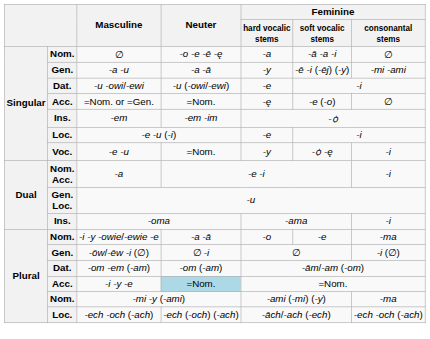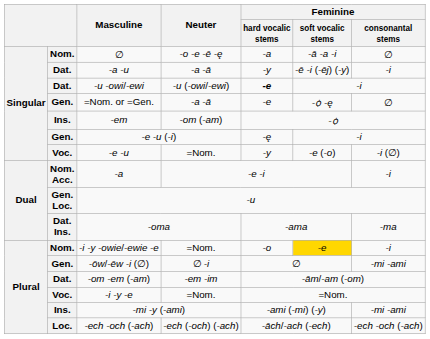(62, 70) Gen. -> (62, 70) Dat.
(388, 70) -mi -ami -> (388, 70) -i
(267, 85) normal -> (267, 85) bold
(62, 101) Acc. -> (62, 102) Gen.
(201, 101) =Nom. -> (201, 102) -a -ā
(267, 101) -ę -> (267, 102) -e
(322, 101) -e (-o) -> (322, 103) -ꟁ -ę
(201, 118) -em -im -> (201, 120) -om (-am)
(62, 135) Loc. -> (62, 137) Gen.
(267, 135) -e -> (267, 137) -ę
(322, 152) -ꟁ -ę -> (322, 152) -e (-o)
(388, 151) -i -> (388, 153) -i (∅)
(62, 221) Ins. -> (62, 227) Dat. Ins.
(388, 221) -i -> (388, 227) -ma
(201, 237) -a -ā -> (201, 248) =Nom.
(322, 237) no background -> (322, 248) gold background
(388, 237) -ma -> (388, 248) -i
(388, 253) -i (∅) -> (388, 263) -mi -ami
(201, 268) -om (-am) -> (201, 279) -em -im
(62, 284) Acc. -> (62, 295) Voc.
(201, 284) lightblue background -> (201, 295) no background
(62, 299) Nom. -> (62, 310) Ins.
(388, 299) -ma -> (388, 310) -mi -ami
